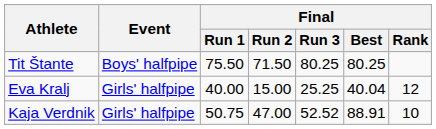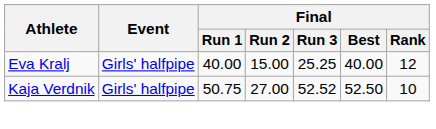- row: (41, 64)
(366, 89) 40.04 -> (364, 64) 40.00
(272, 113) 47.00 -> (270, 89) 27.00
(366, 113) 88.91 -> (364, 89) 52.50
